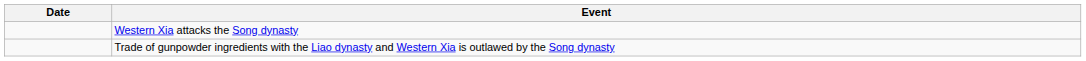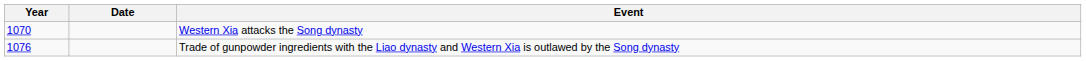+ column: (37, 13)
